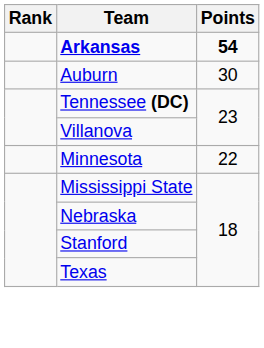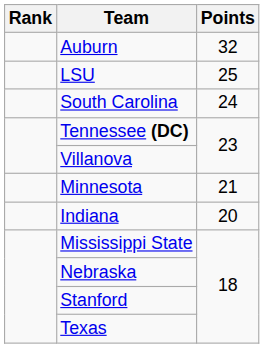- row: (100, 46)
(228, 74) 30 -> (228, 46) 32
+ row: (78, 74)
+ row: (119, 103)
(228, 159) 22 -> (228, 187) 21
+ row: (89, 215)
